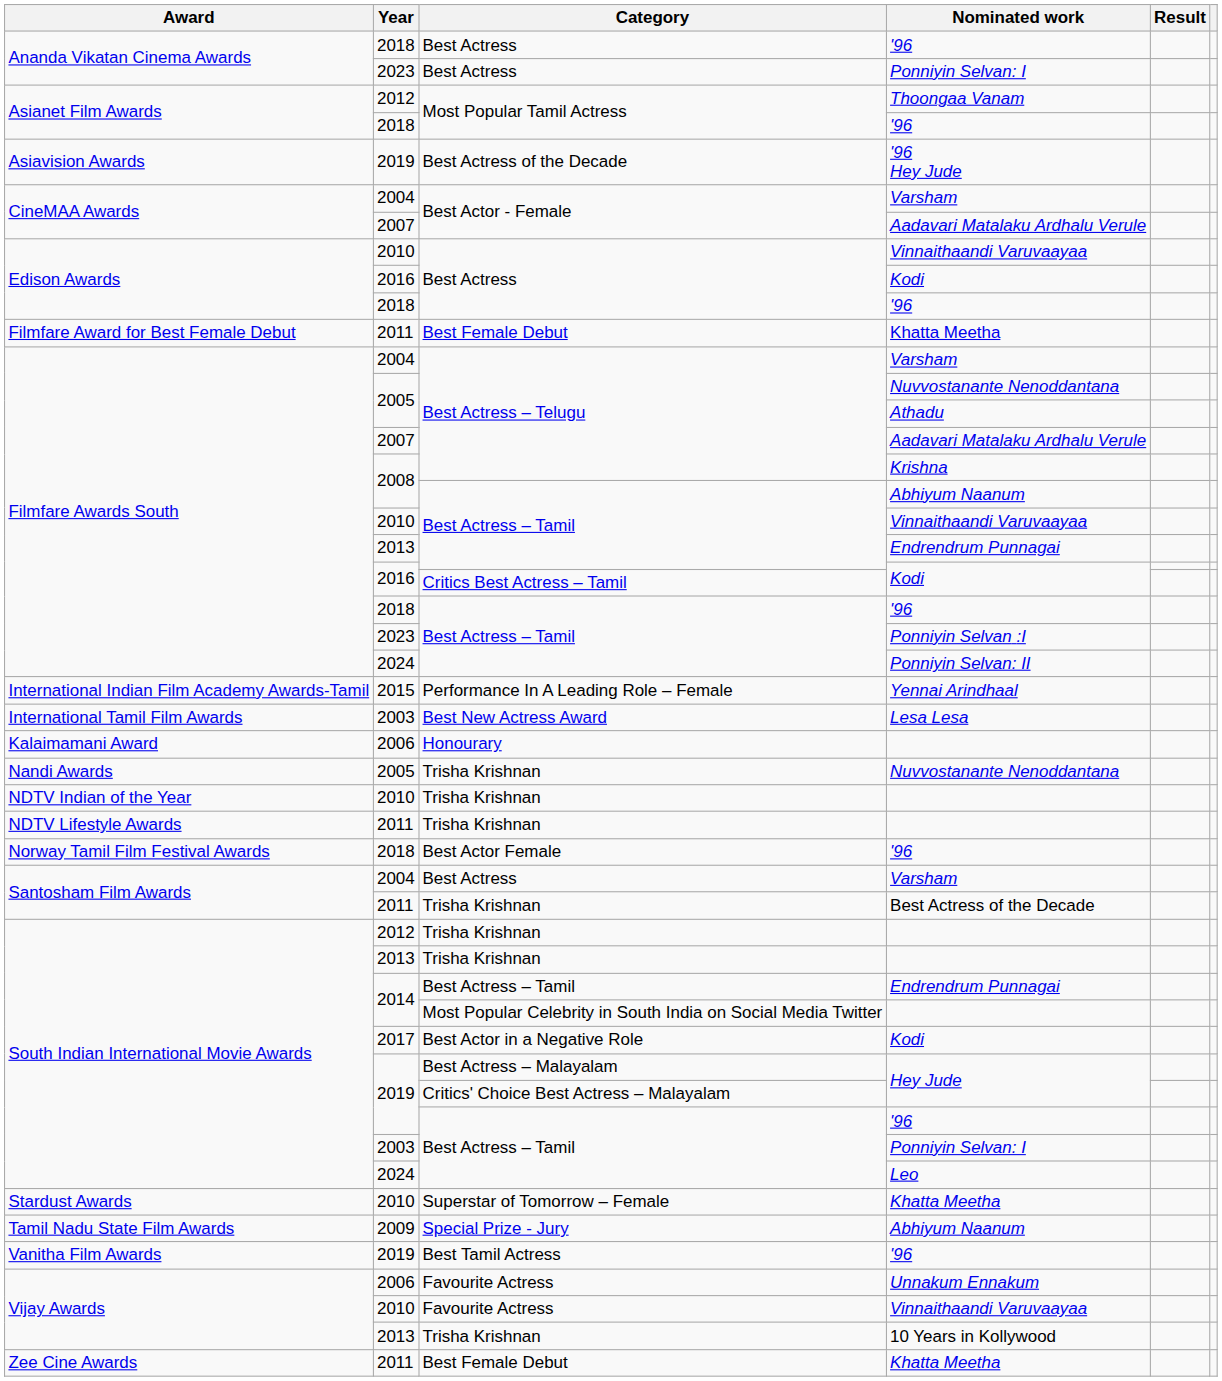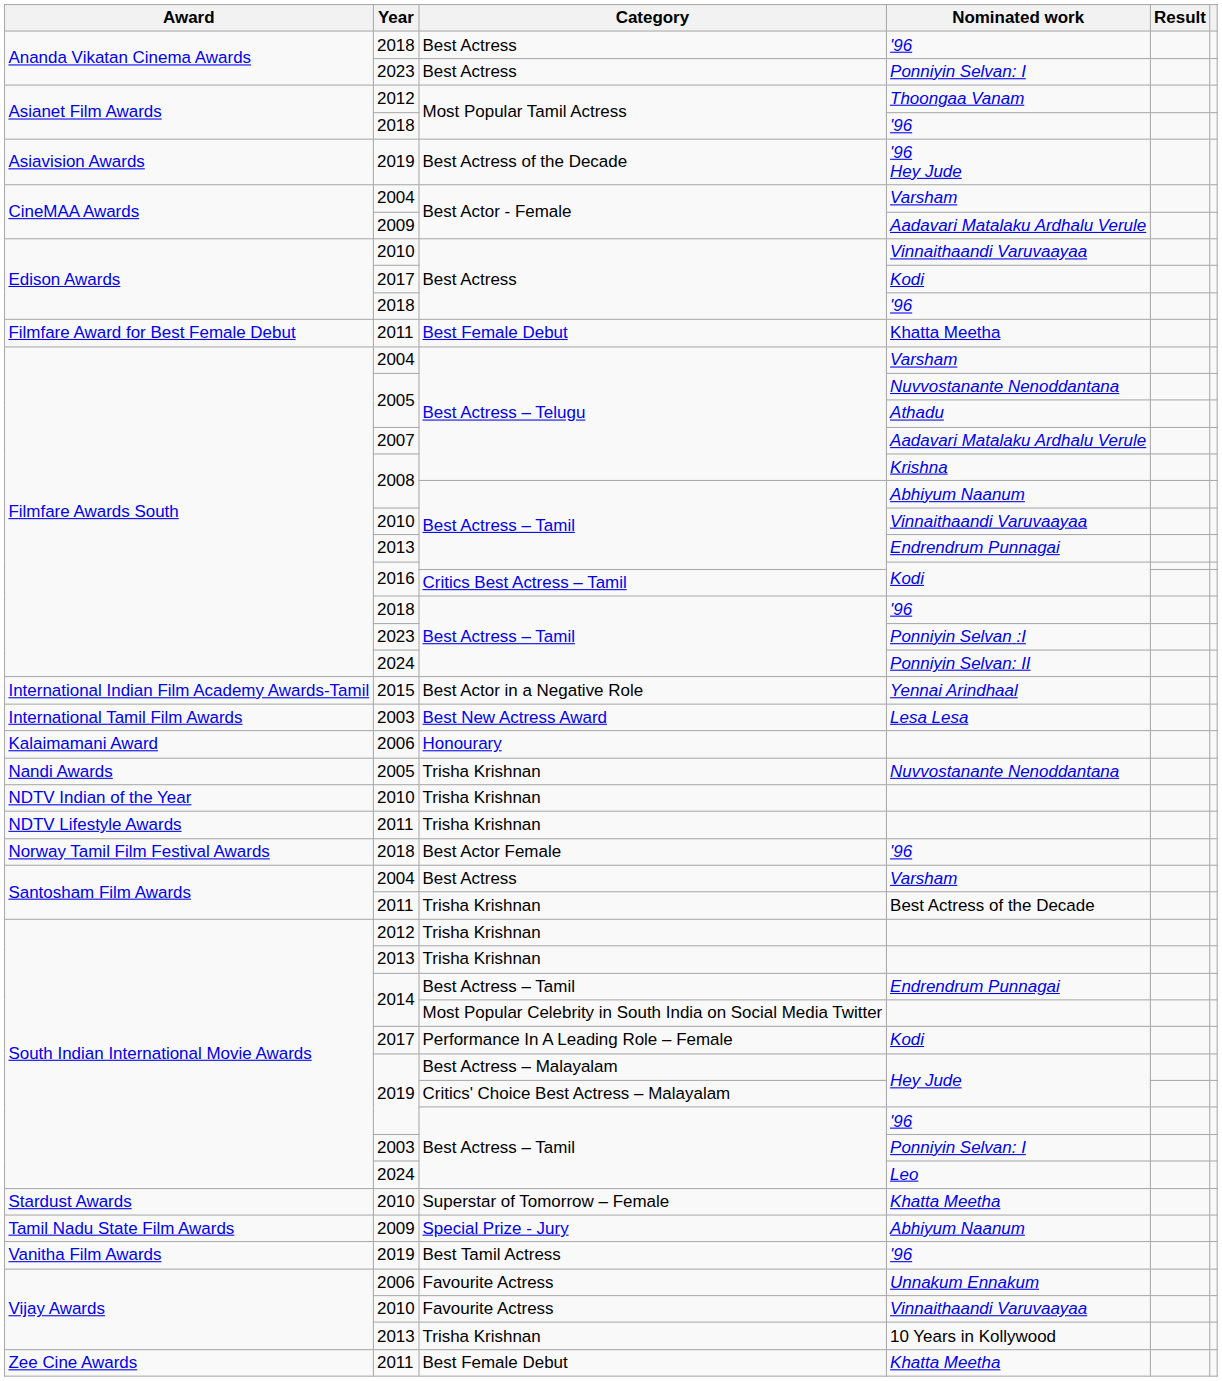(396, 225) 2007 -> (396, 225) 2009
(396, 279) 2016 -> (396, 279) 2017
(578, 690) Performance In A Leading Role – Female -> (533, 690) Best Actor in a Negative Role
(533, 1040) Best Actor in a Negative Role -> (578, 1040) Performance In A Leading Role – Female
